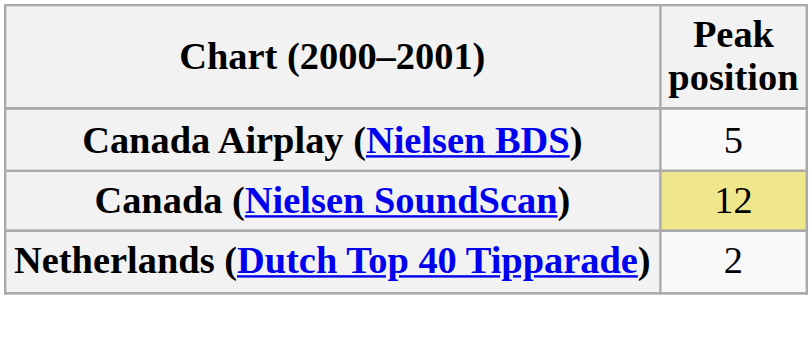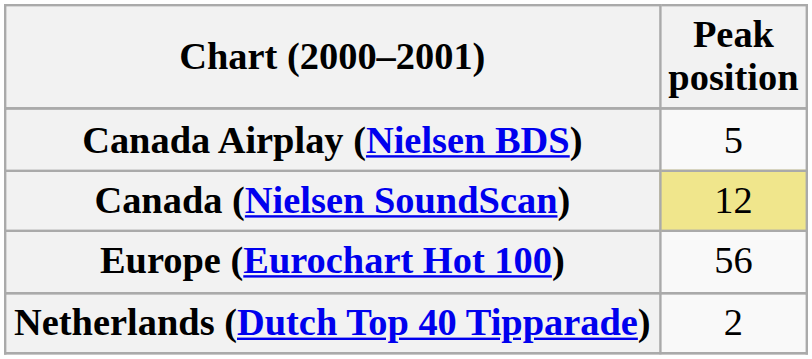+ row: (332, 260)
